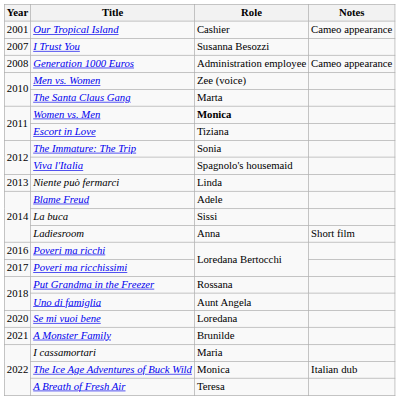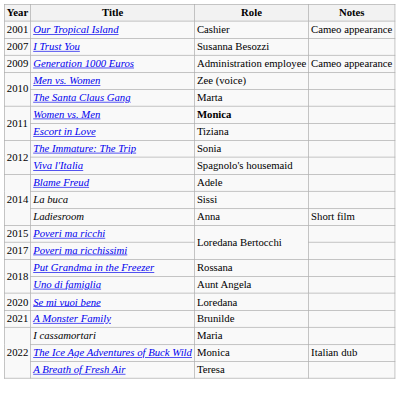(18, 64) 2008 -> (18, 64) 2009
- row: (76, 183)
(18, 251) 2016 -> (18, 234) 2015
